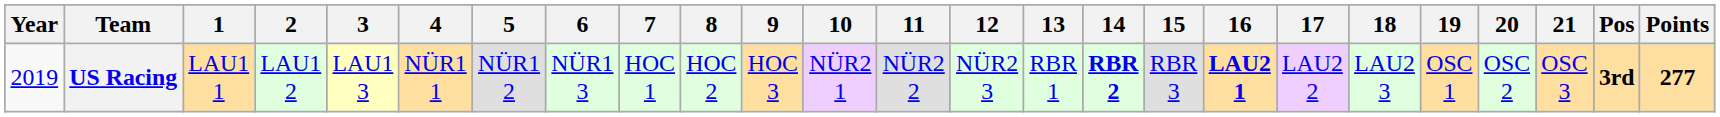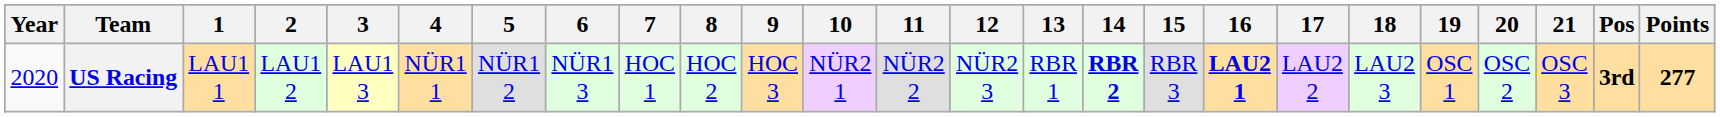(34, 76) 2019 -> (34, 76) 2020
